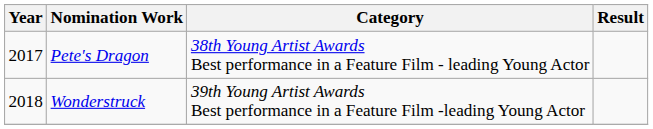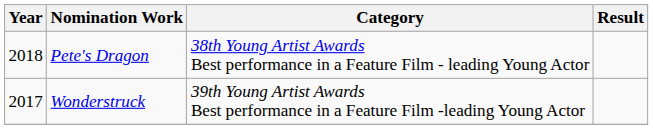(26, 54) 2017 -> (26, 54) 2018
(26, 101) 2018 -> (26, 101) 2017
